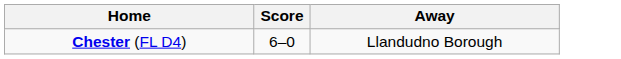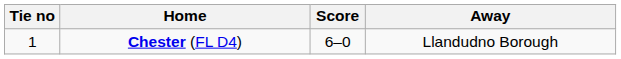+ column: (32, 16)
